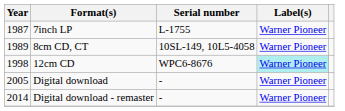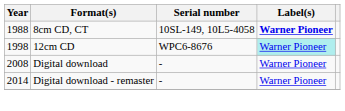- row: (53, 30)
(18, 47) 1989 -> (18, 30) 1988
(293, 47) normal -> (296, 30) bold
(18, 81) 2005 -> (18, 64) 2008
